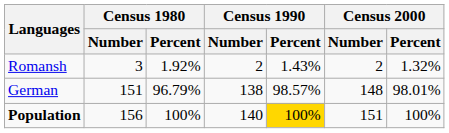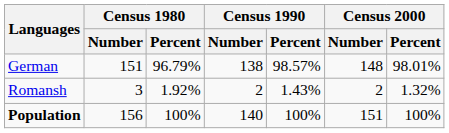rows swapped: (33, 90) <-> (37, 66)
(303, 115) gold background -> (303, 115) no background
